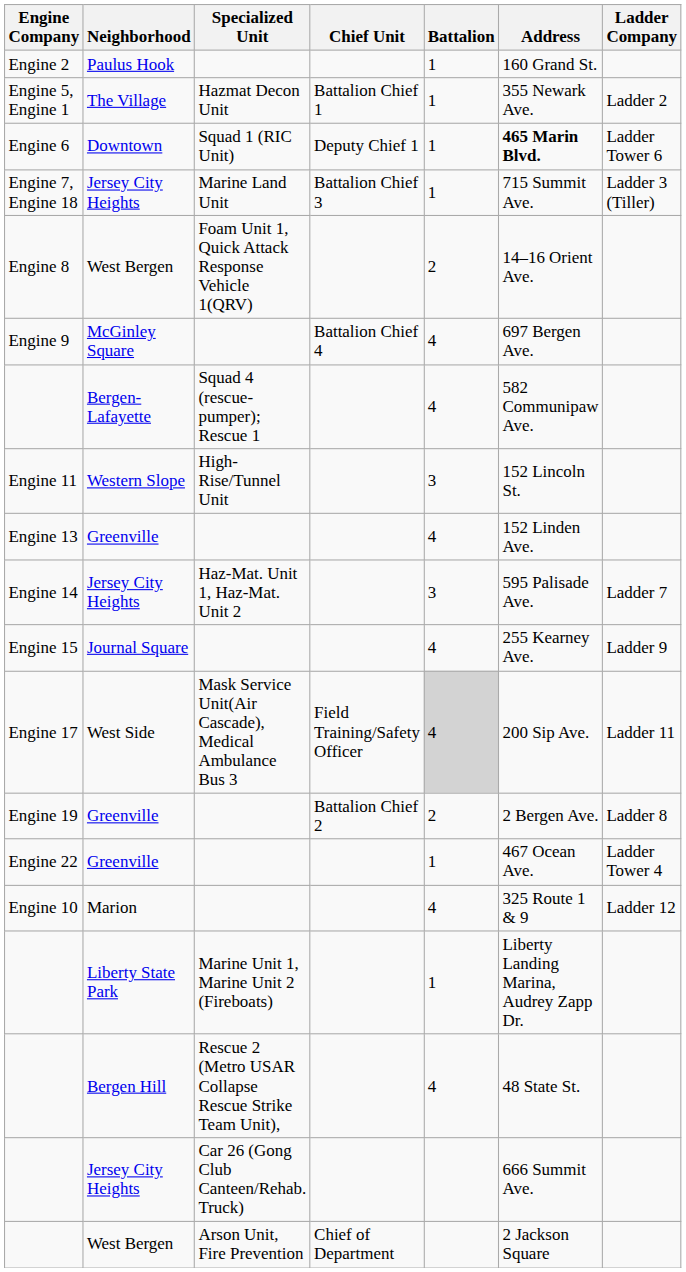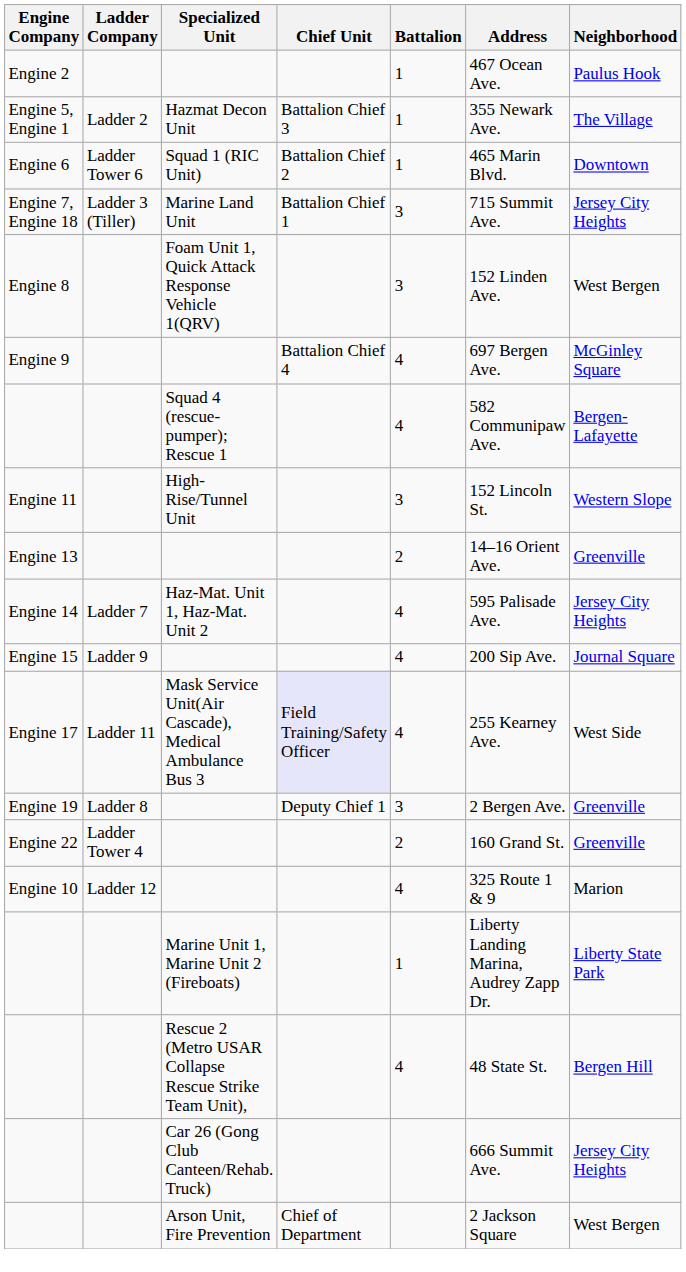columns swapped: (642, 27) <-> (139, 37)
(550, 63) 160 Grand St. -> (506, 73) 467 Ocean Ave.
(366, 100) Battalion Chief 1 -> (333, 119) Battalion Chief 3
(366, 146) Deputy Chief 1 -> (333, 165) Battalion Chief 2
(540, 146) bold -> (505, 165) normal
(366, 192) Battalion Chief 3 -> (333, 211) Battalion Chief 1
(432, 192) 1 -> (399, 211) 3
(432, 266) 2 -> (399, 285) 3
(547, 266) 14–16 Orient Ave. -> (508, 285) 152 Linden Ave.
(432, 536) 4 -> (399, 555) 2
(541, 536) 152 Linden Ave. -> (514, 555) 14–16 Orient Ave.
(432, 592) 3 -> (399, 611) 4
(546, 647) 255 Kearney Ave. -> (513, 657) 200 Sip Ave.
(367, 731) no background -> (334, 731) lavender background
(432, 731) lightgrey background -> (399, 731) no background
(546, 731) 200 Sip Ave. -> (513, 731) 255 Kearney Ave.
(366, 815) Battalion Chief 2 -> (333, 806) Deputy Chief 1
(432, 815) 2 -> (399, 806) 3
(432, 861) 1 -> (399, 842) 2
(539, 861) 467 Ocean Ave. -> (517, 842) 160 Grand St.
